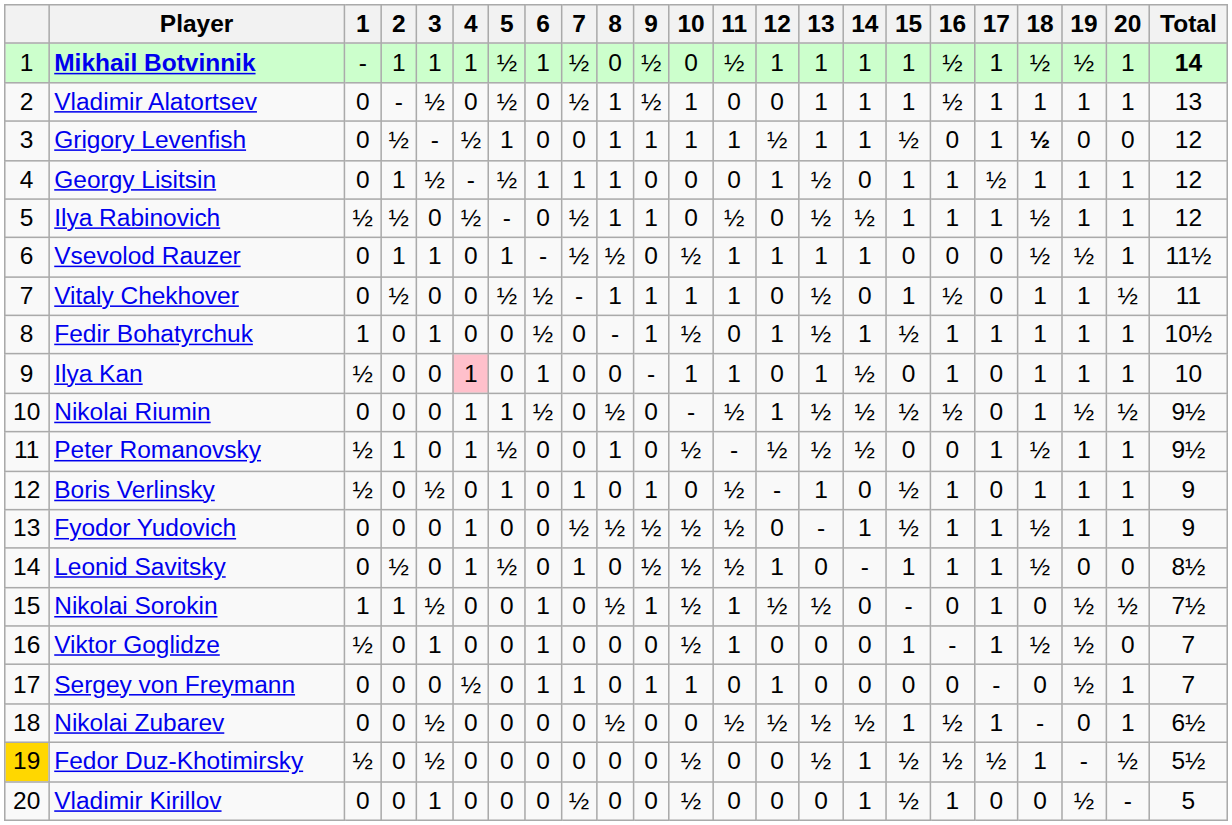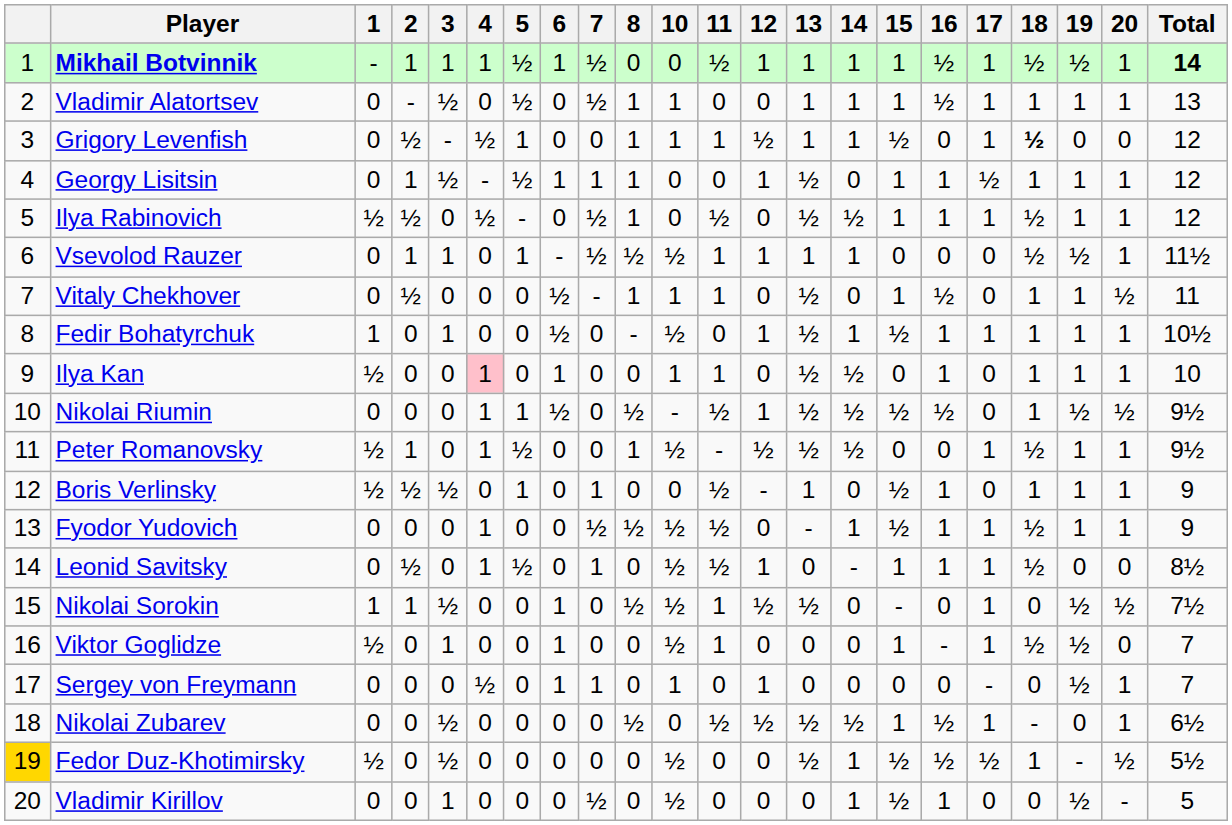- column: (651, 23)
(507, 295) ½ -> (522, 295) 0
(821, 373) 1 -> (809, 373) ½
(399, 489) 0 -> (411, 489) ½
